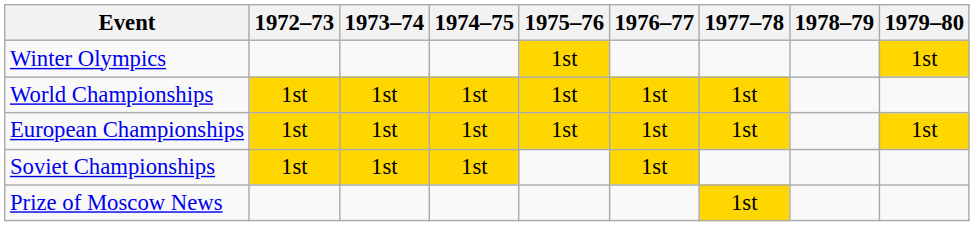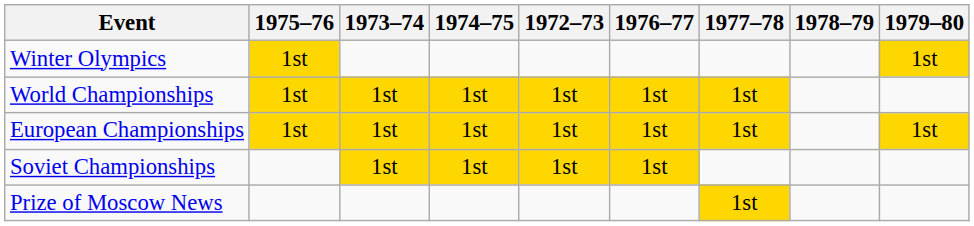columns swapped: (294, 22) <-> (564, 22)
